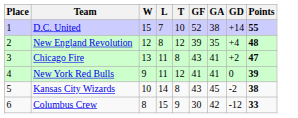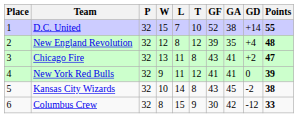+ column: (148, 12)
